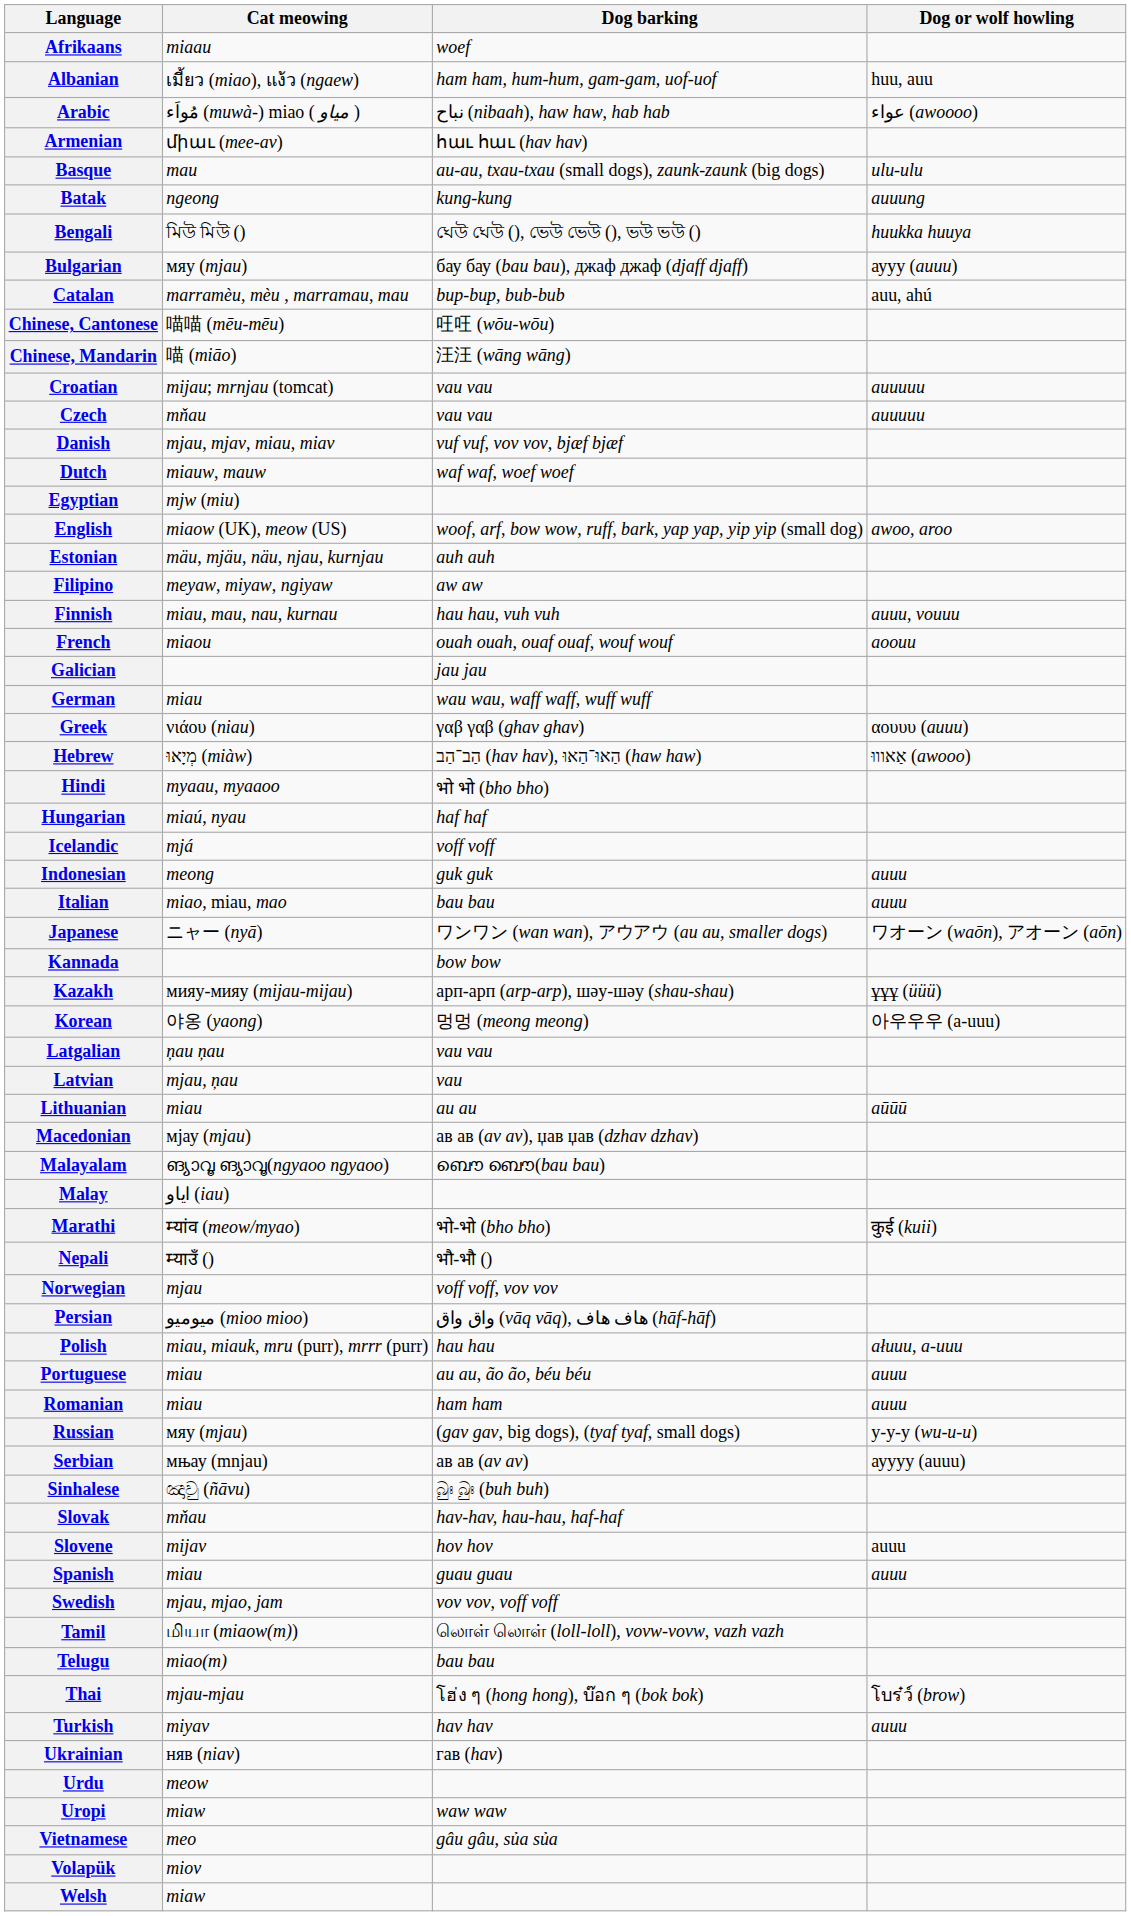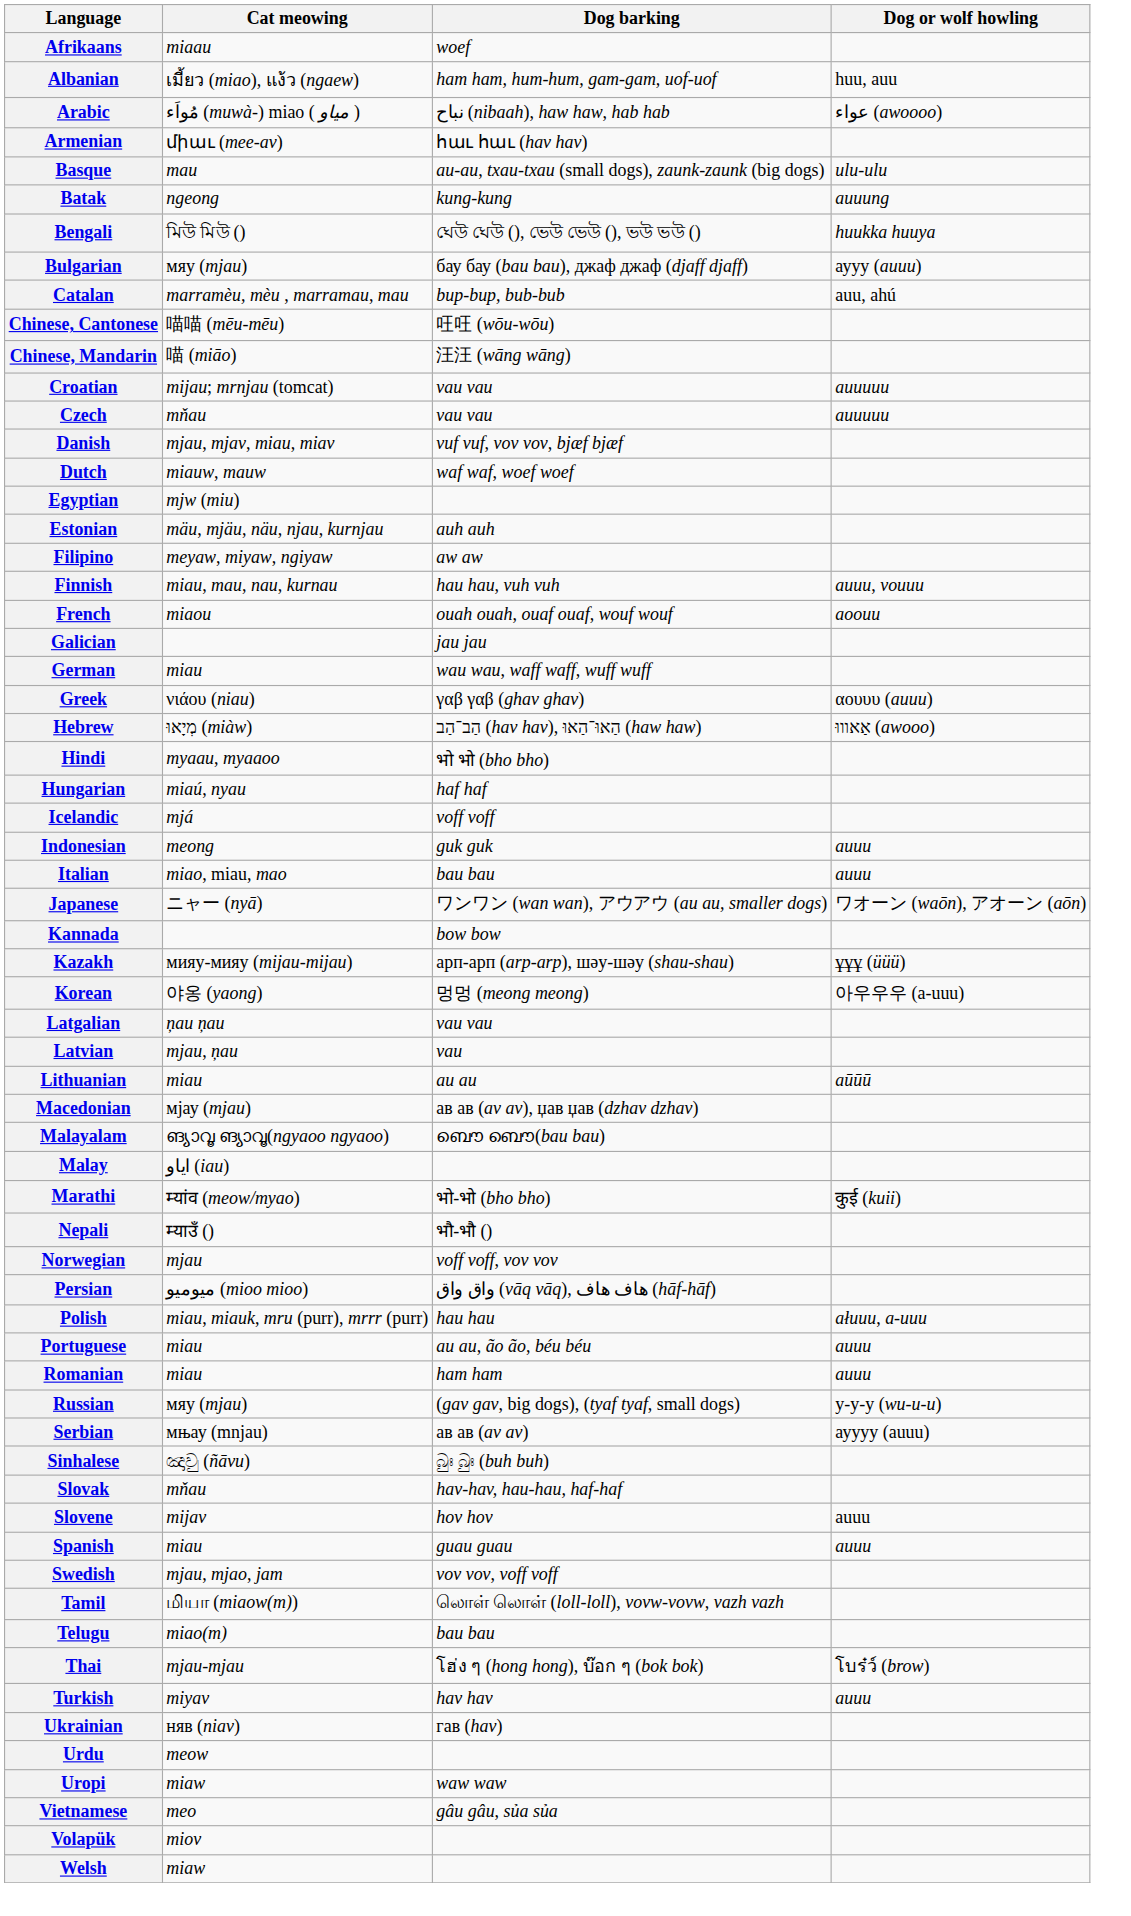- row: (83, 528)
